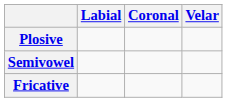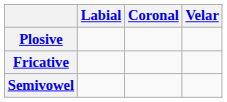rows swapped: (41, 85) <-> (41, 62)
